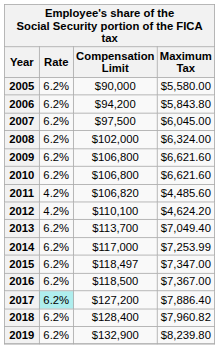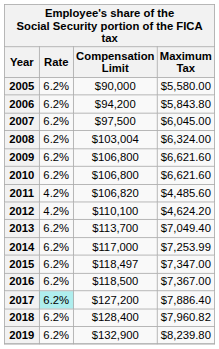(115, 140) $102,000 -> (115, 140) $103,004
